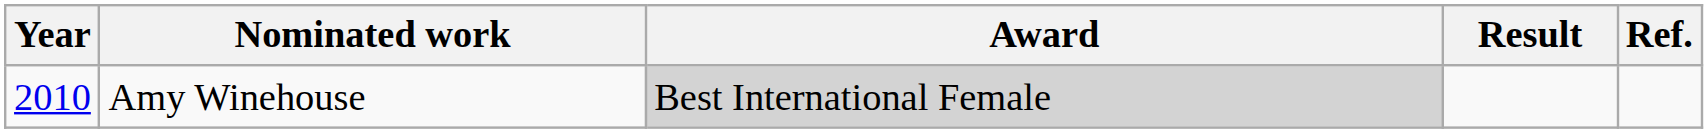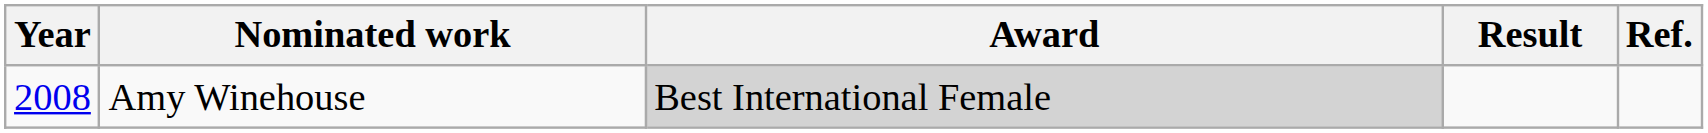(52, 95) 2010 -> (52, 95) 2008
